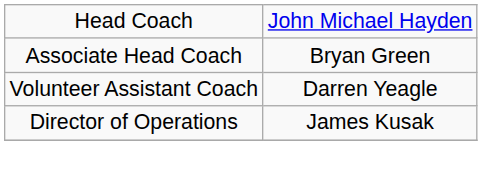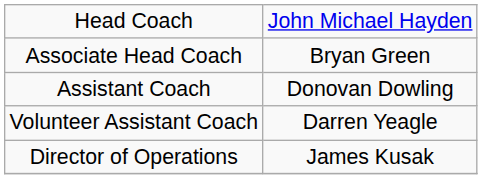+ row: (134, 88)
